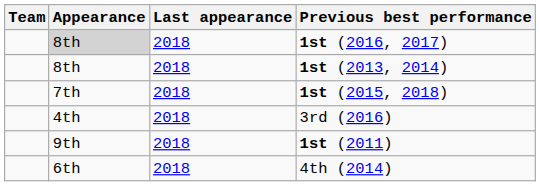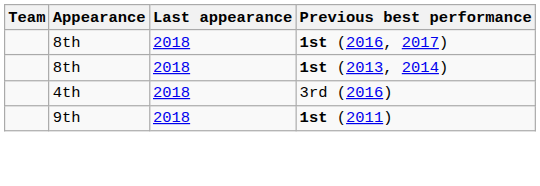(67, 42) lightgrey background -> (67, 42) no background
- row: (374, 93)
- row: (346, 168)
